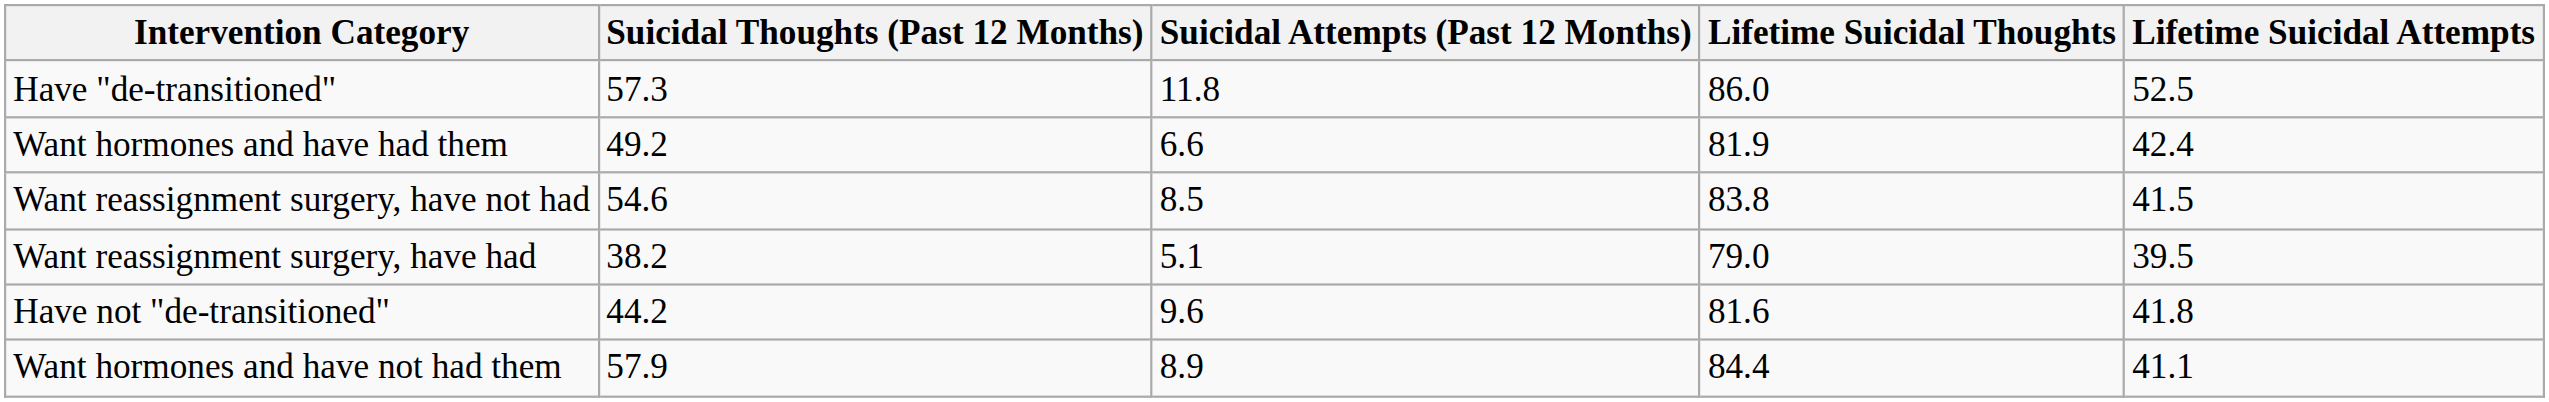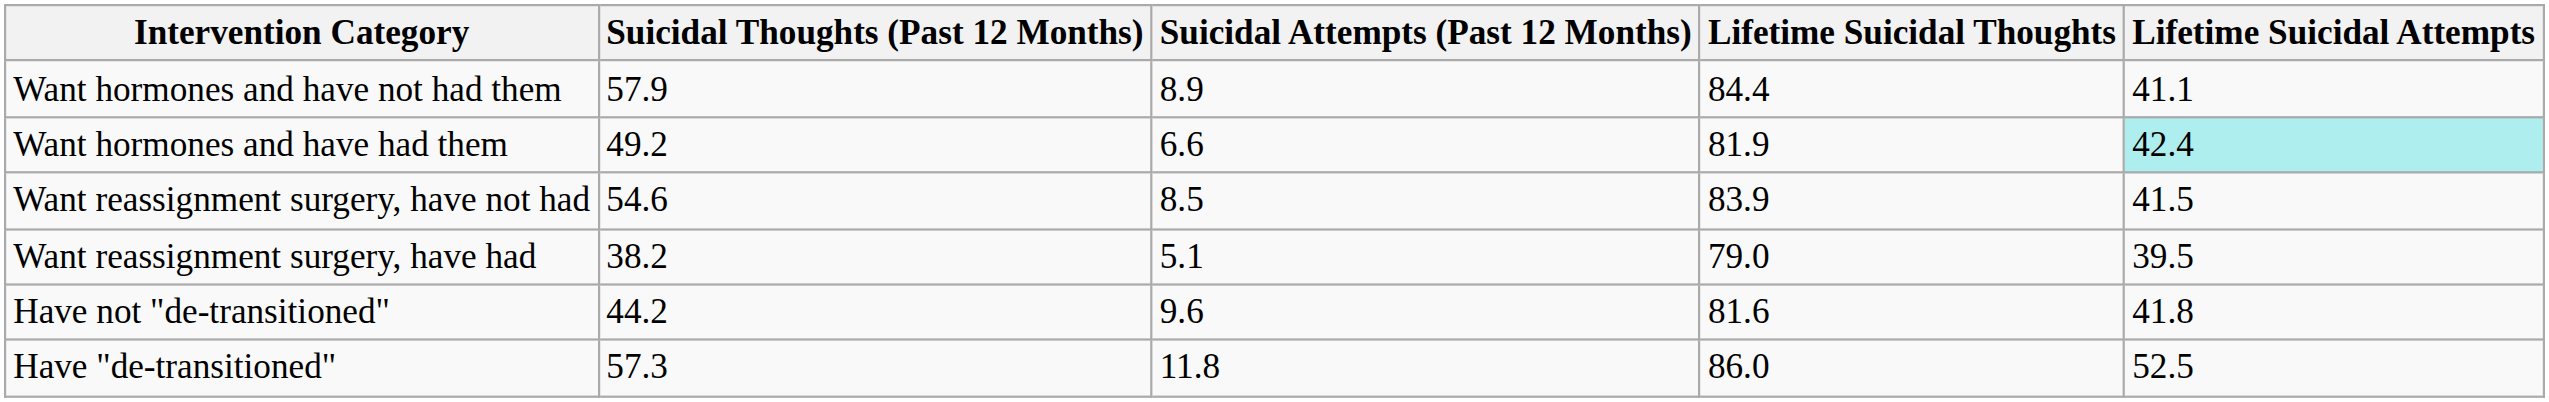rows swapped: (287, 367) <-> (175, 88)
(2163, 144) no background -> (2163, 144) paleturquoise background
(1739, 199) 83.8 -> (1739, 199) 83.9
